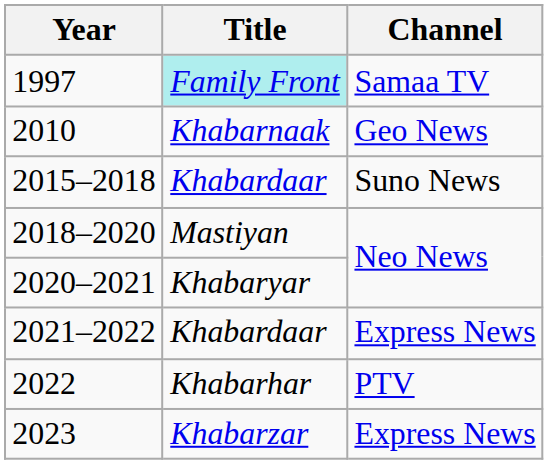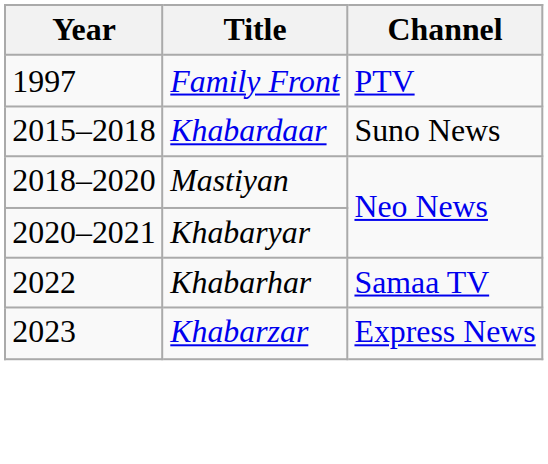(255, 80) paleturquoise background -> (255, 80) no background
(422, 80) Samaa TV -> (385, 80) PTV
- row: (44, 130)
- row: (84, 332)
(385, 383) PTV -> (422, 282) Samaa TV
